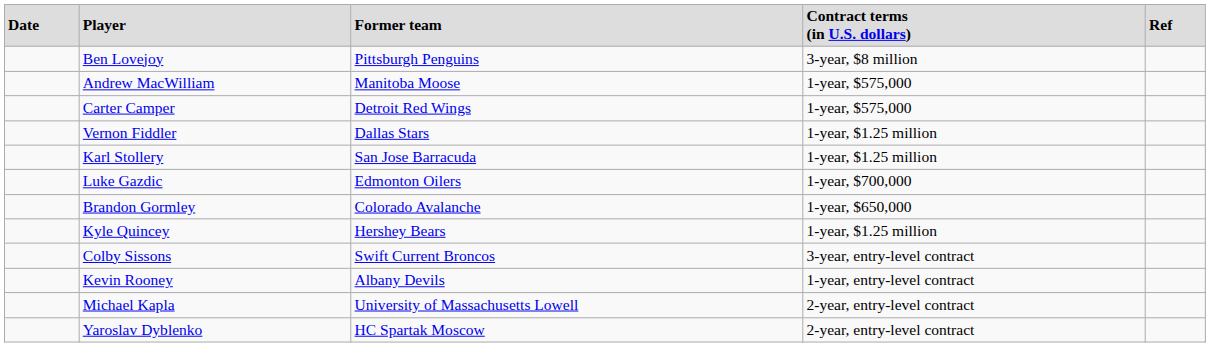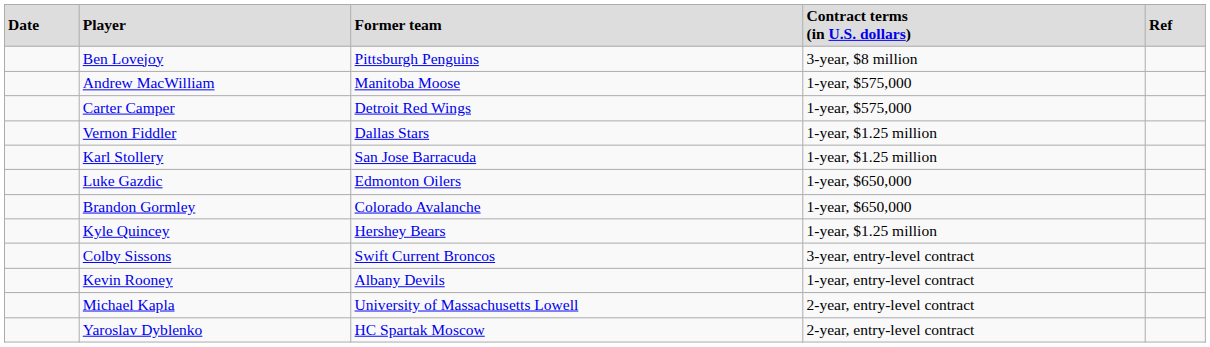(859, 181) 1-year, $700,000 -> (859, 181) 1-year, $650,000
